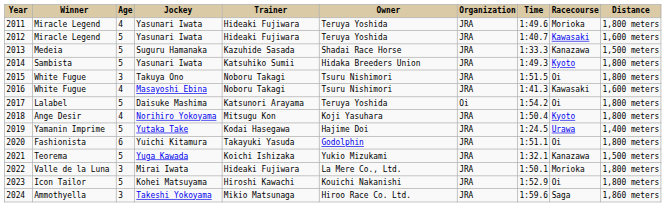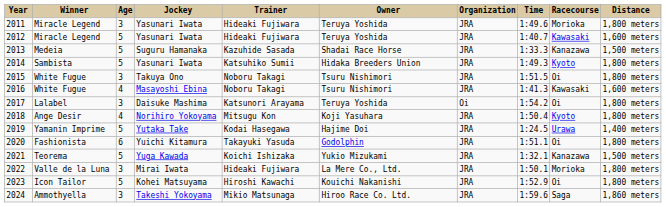(121, 24) 4 -> (121, 24) 3
(121, 103) 5 -> (121, 103) 3
